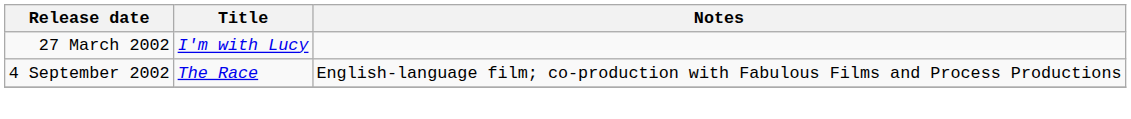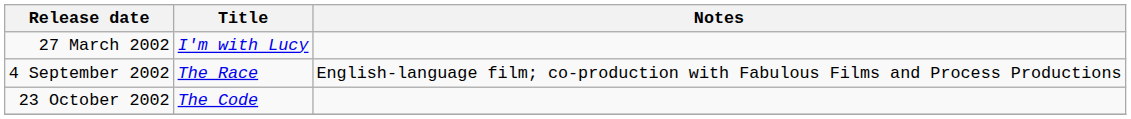+ row: (94, 100)
